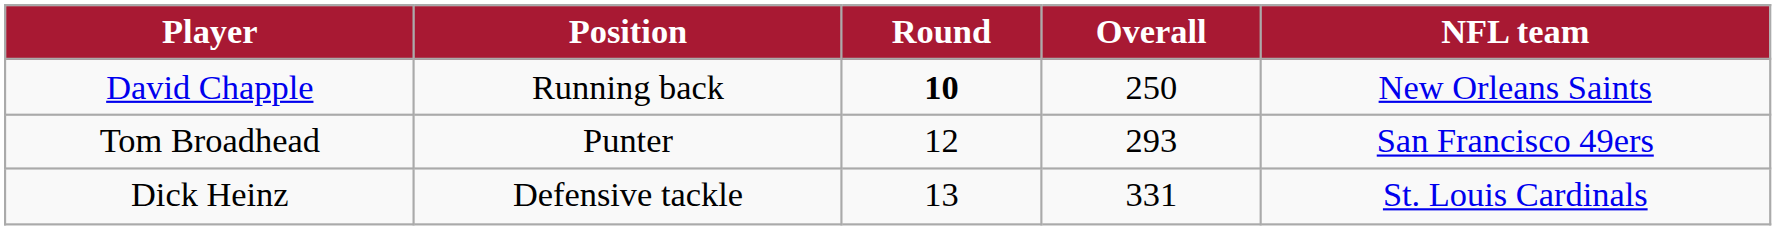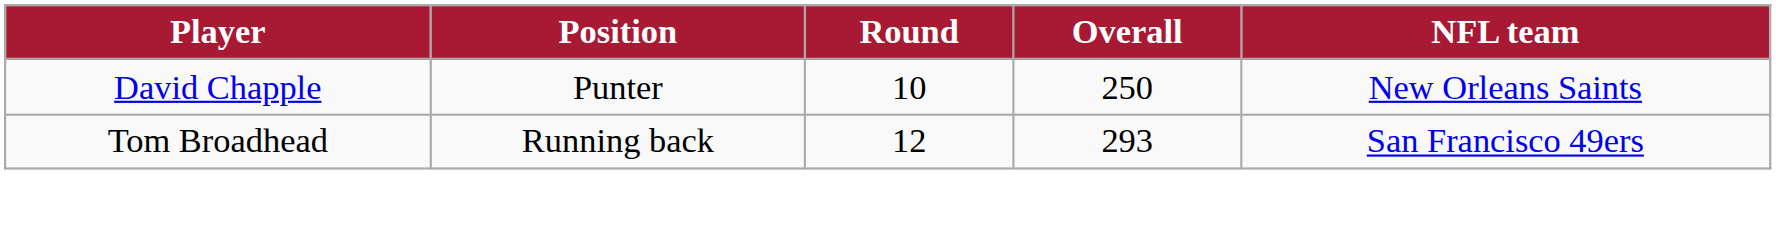(628, 86) Running back -> (618, 86) Punter
(941, 86) bold -> (909, 86) normal
(628, 140) Punter -> (618, 140) Running back
- row: (210, 195)
